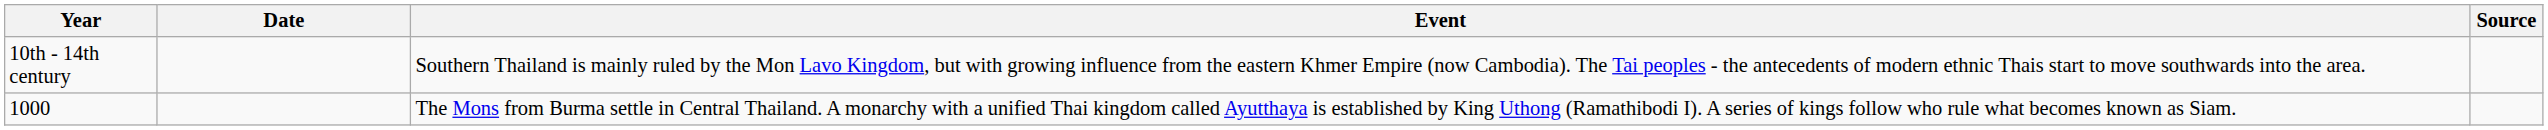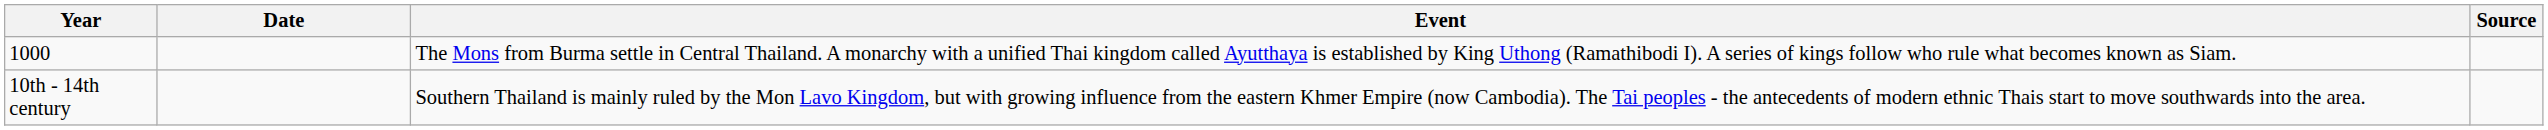rows swapped: (30, 108) <-> (54, 64)
